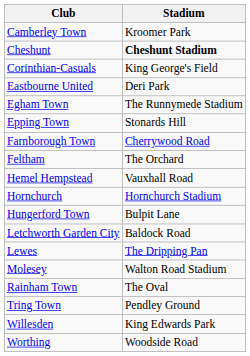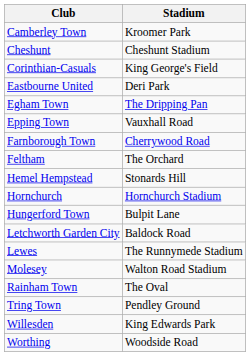(171, 50) bold -> (167, 50) normal
(184, 104) The Runnymede Stadium -> (166, 104) The Dripping Pan
(155, 123) Stonards Hill -> (159, 123) Vauxhall Road
(159, 178) Vauxhall Road -> (155, 178) Stonards Hill
(166, 251) The Dripping Pan -> (184, 251) The Runnymede Stadium
